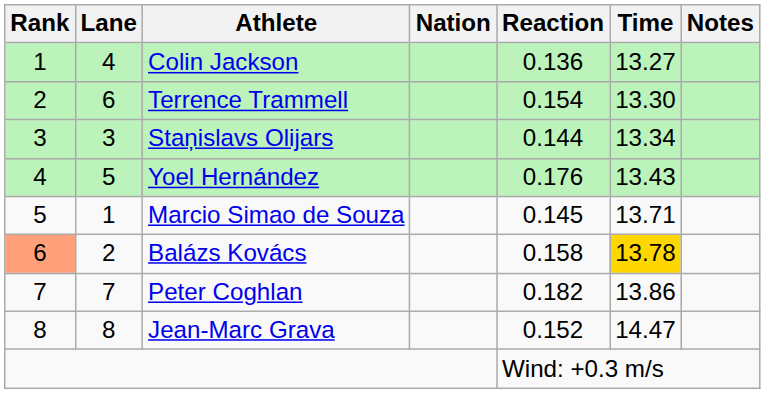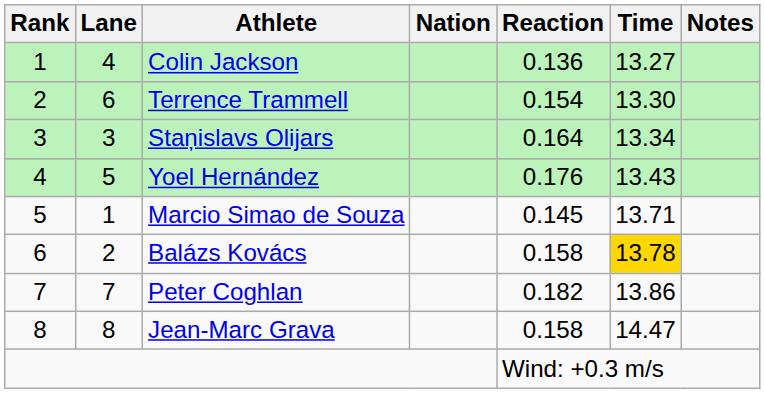(553, 138) 0.144 -> (553, 138) 0.164
(40, 253) lightsalmon background -> (40, 253) no background
(553, 330) 0.152 -> (553, 330) 0.158
